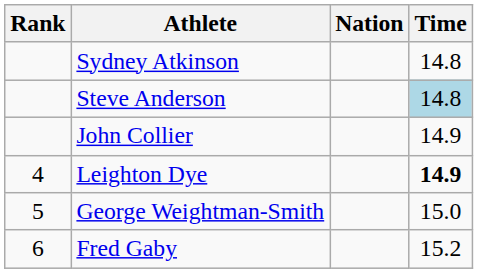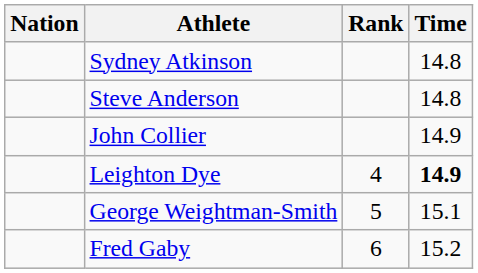columns swapped: (38, 23) <-> (369, 23)
(441, 98) lightblue background -> (441, 98) no background
(441, 211) 15.0 -> (441, 211) 15.1
